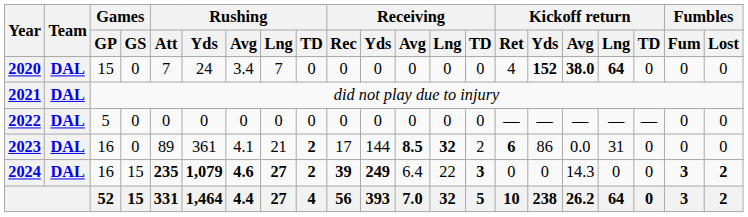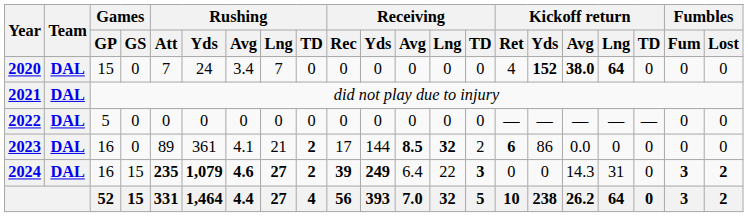(616, 146) 31 -> (616, 146) 0
(616, 172) 0 -> (616, 172) 31
